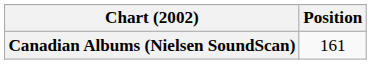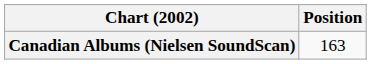(333, 45) 161 -> (333, 45) 163
